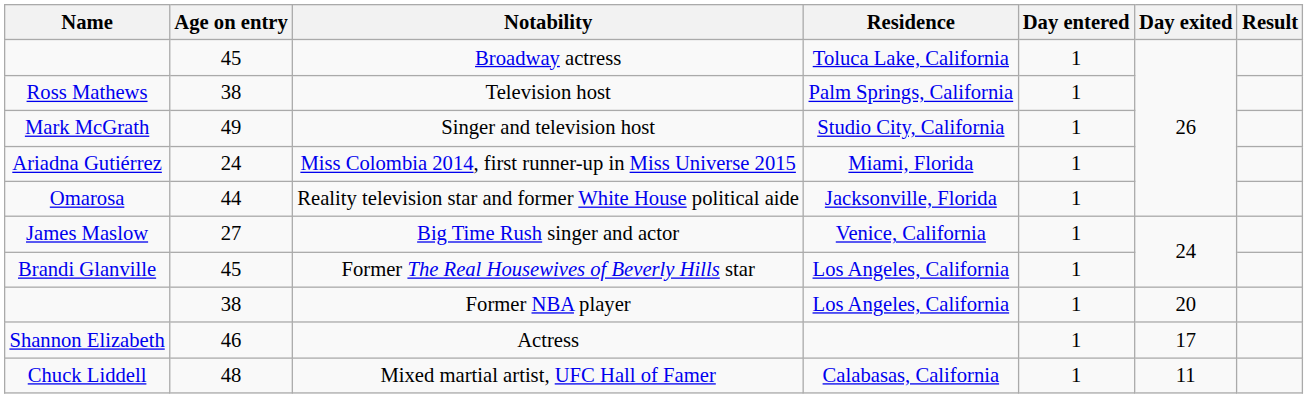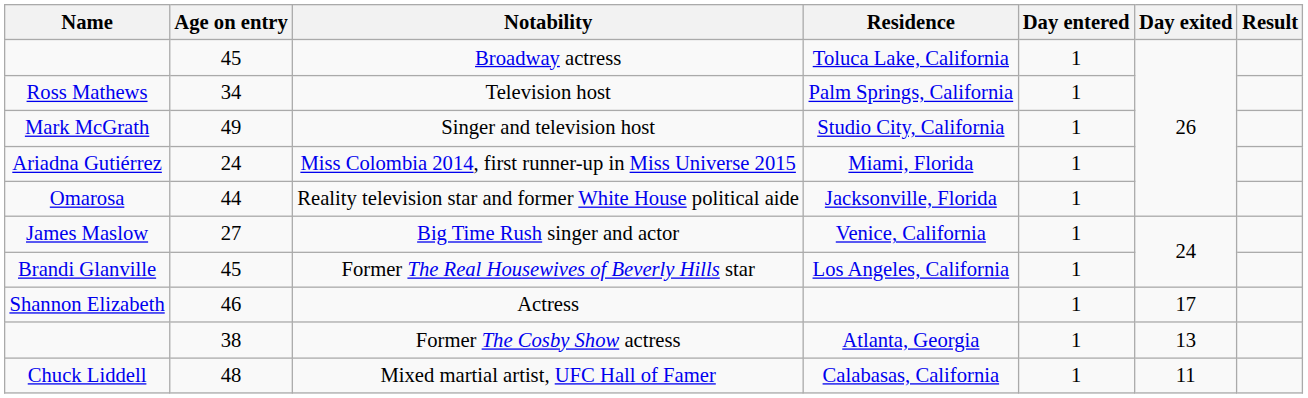(231, 92) 38 -> (231, 92) 34
- row: (548, 304)
+ row: (548, 339)
